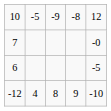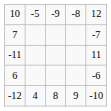(96, 42) -0 -> (96, 35) -7
+ row: (15, 55)
(96, 68) -5 -> (96, 75) -6
